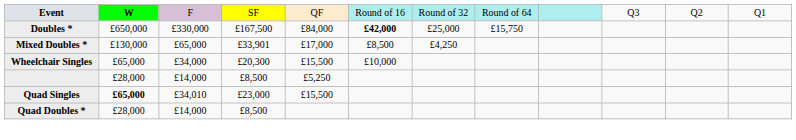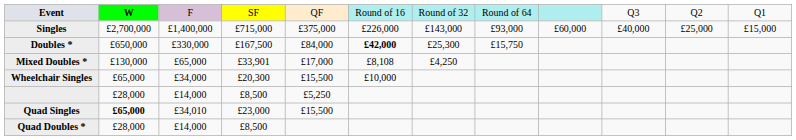+ row: (52, 29)
(443, 29) £25,000 -> (443, 45) £25,300
(380, 45) £8,500 -> (380, 62) £8,108
